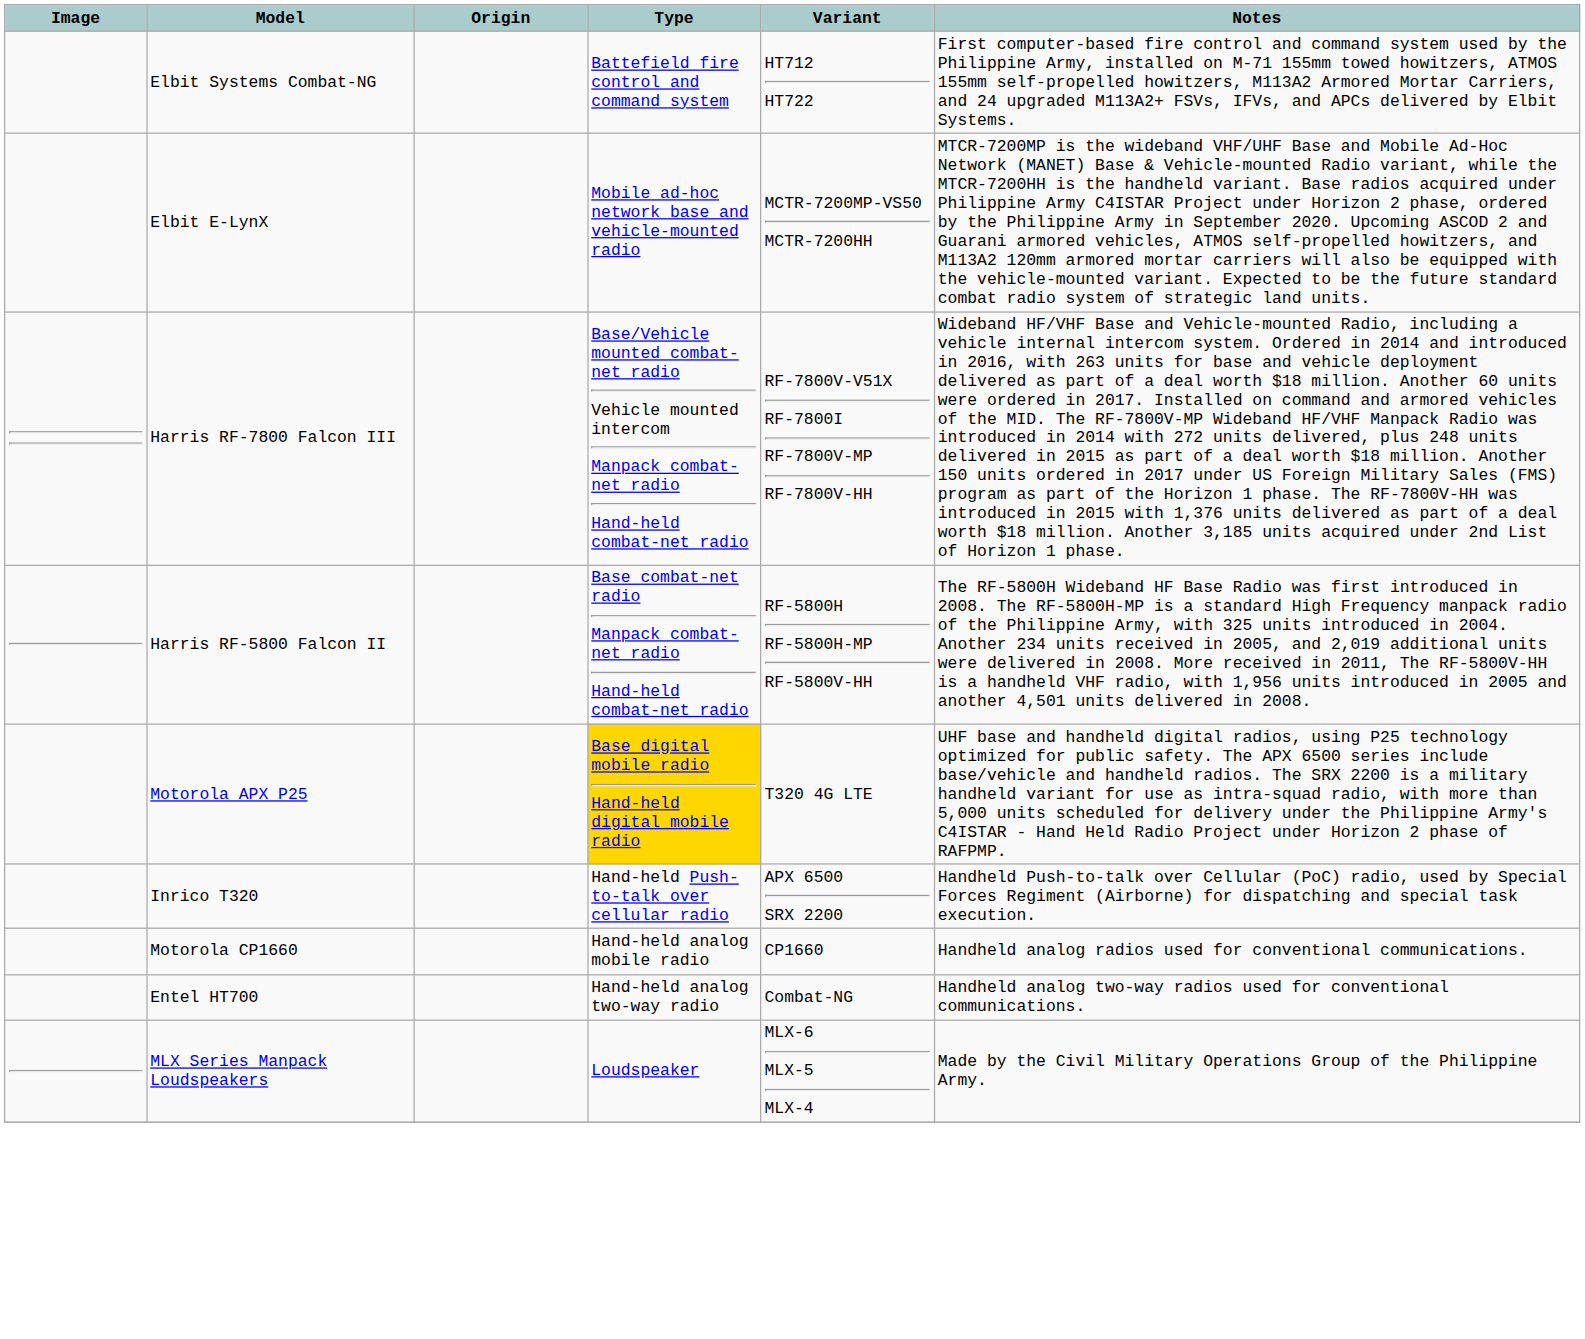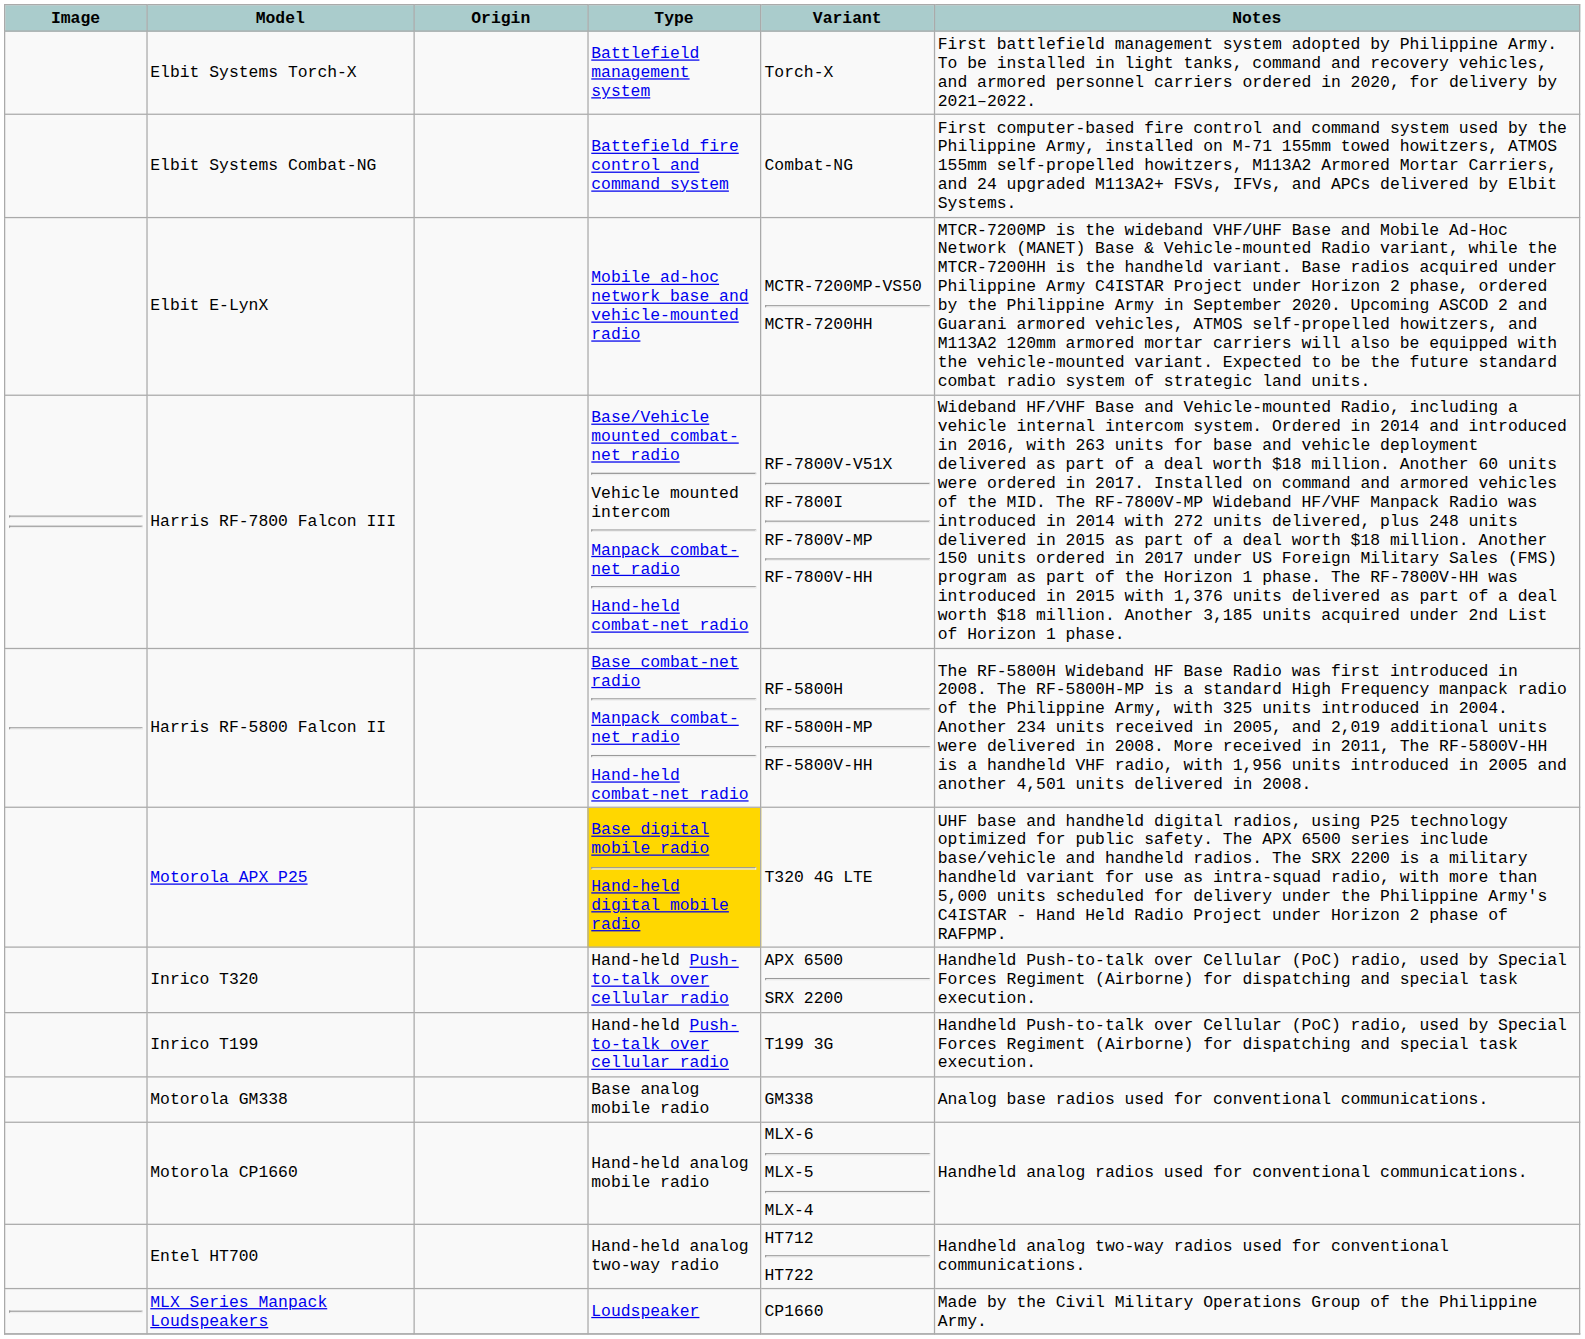+ row: (253, 73)
(847, 82) HT712 HT722 -> (809, 166) Combat-NG
+ row: (204, 1044)
+ row: (219, 1099)
(794, 951) CP1660 -> (847, 1173) MLX-6 MLX-5 MLX-4
(809, 997) Combat-NG -> (847, 1257) HT712 HT722
(847, 1071) MLX-6 MLX-5 MLX-4 -> (794, 1312) CP1660
